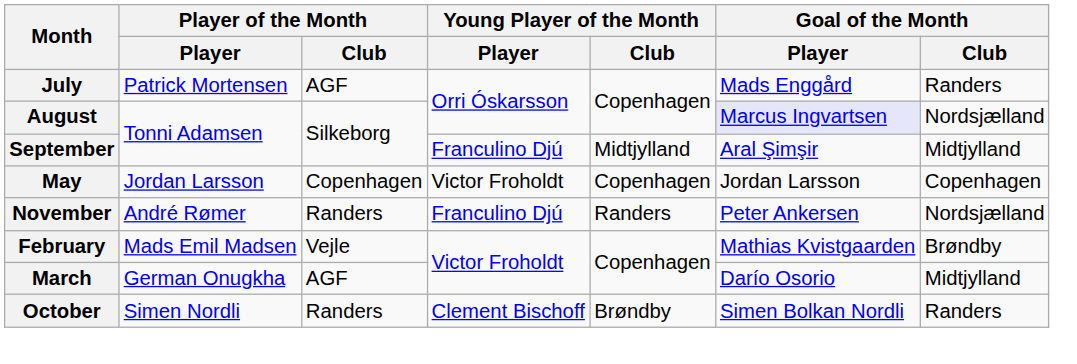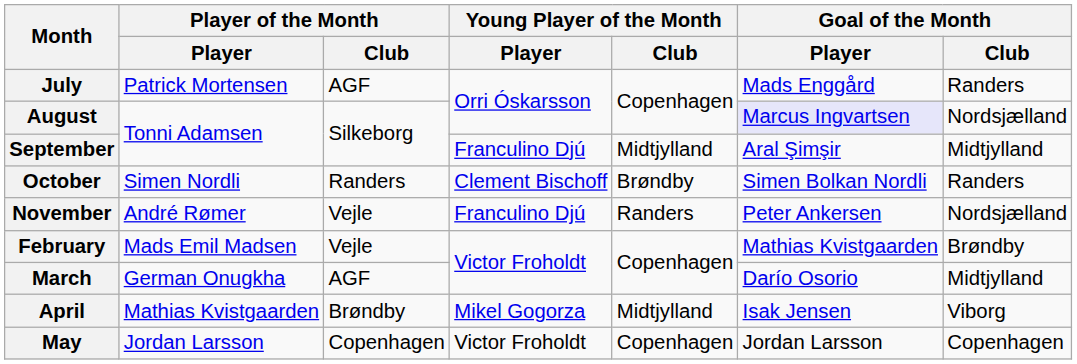rows swapped: (62, 310) <-> (62, 181)
(344, 213) Randers -> (351, 213) Vejle
+ row: (62, 310)
